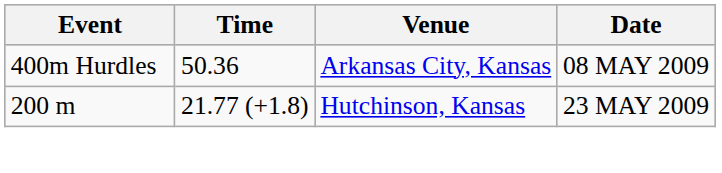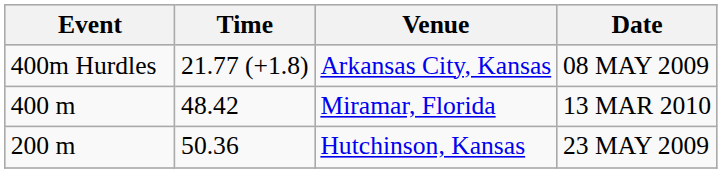(210, 65) 50.36 -> (245, 65) 21.77 (+1.8)
+ row: (408, 106)
(245, 106) 21.77 (+1.8) -> (210, 146) 50.36
